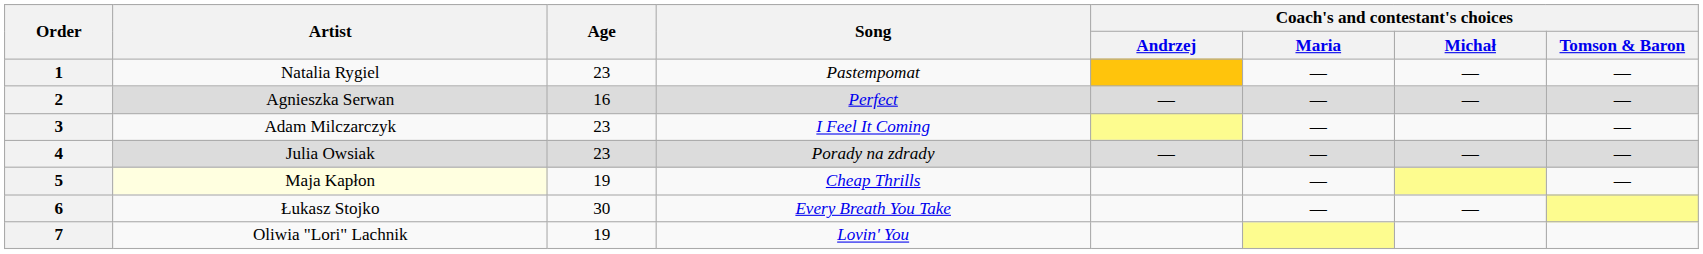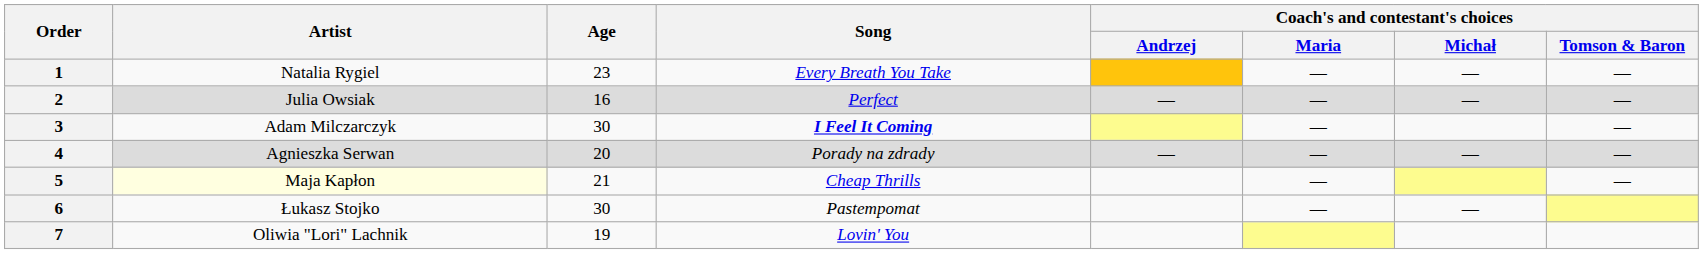(873, 72) Pastempomat -> (873, 72) Every Breath You Take
(330, 99) Agnieszka Serwan -> (330, 99) Julia Owsiak
(602, 126) 23 -> (602, 126) 30
(873, 126) normal -> (873, 126) bold
(330, 153) Julia Owsiak -> (330, 153) Agnieszka Serwan
(602, 153) 23 -> (602, 153) 20
(602, 180) 19 -> (602, 180) 21
(873, 208) Every Breath You Take -> (873, 208) Pastempomat
